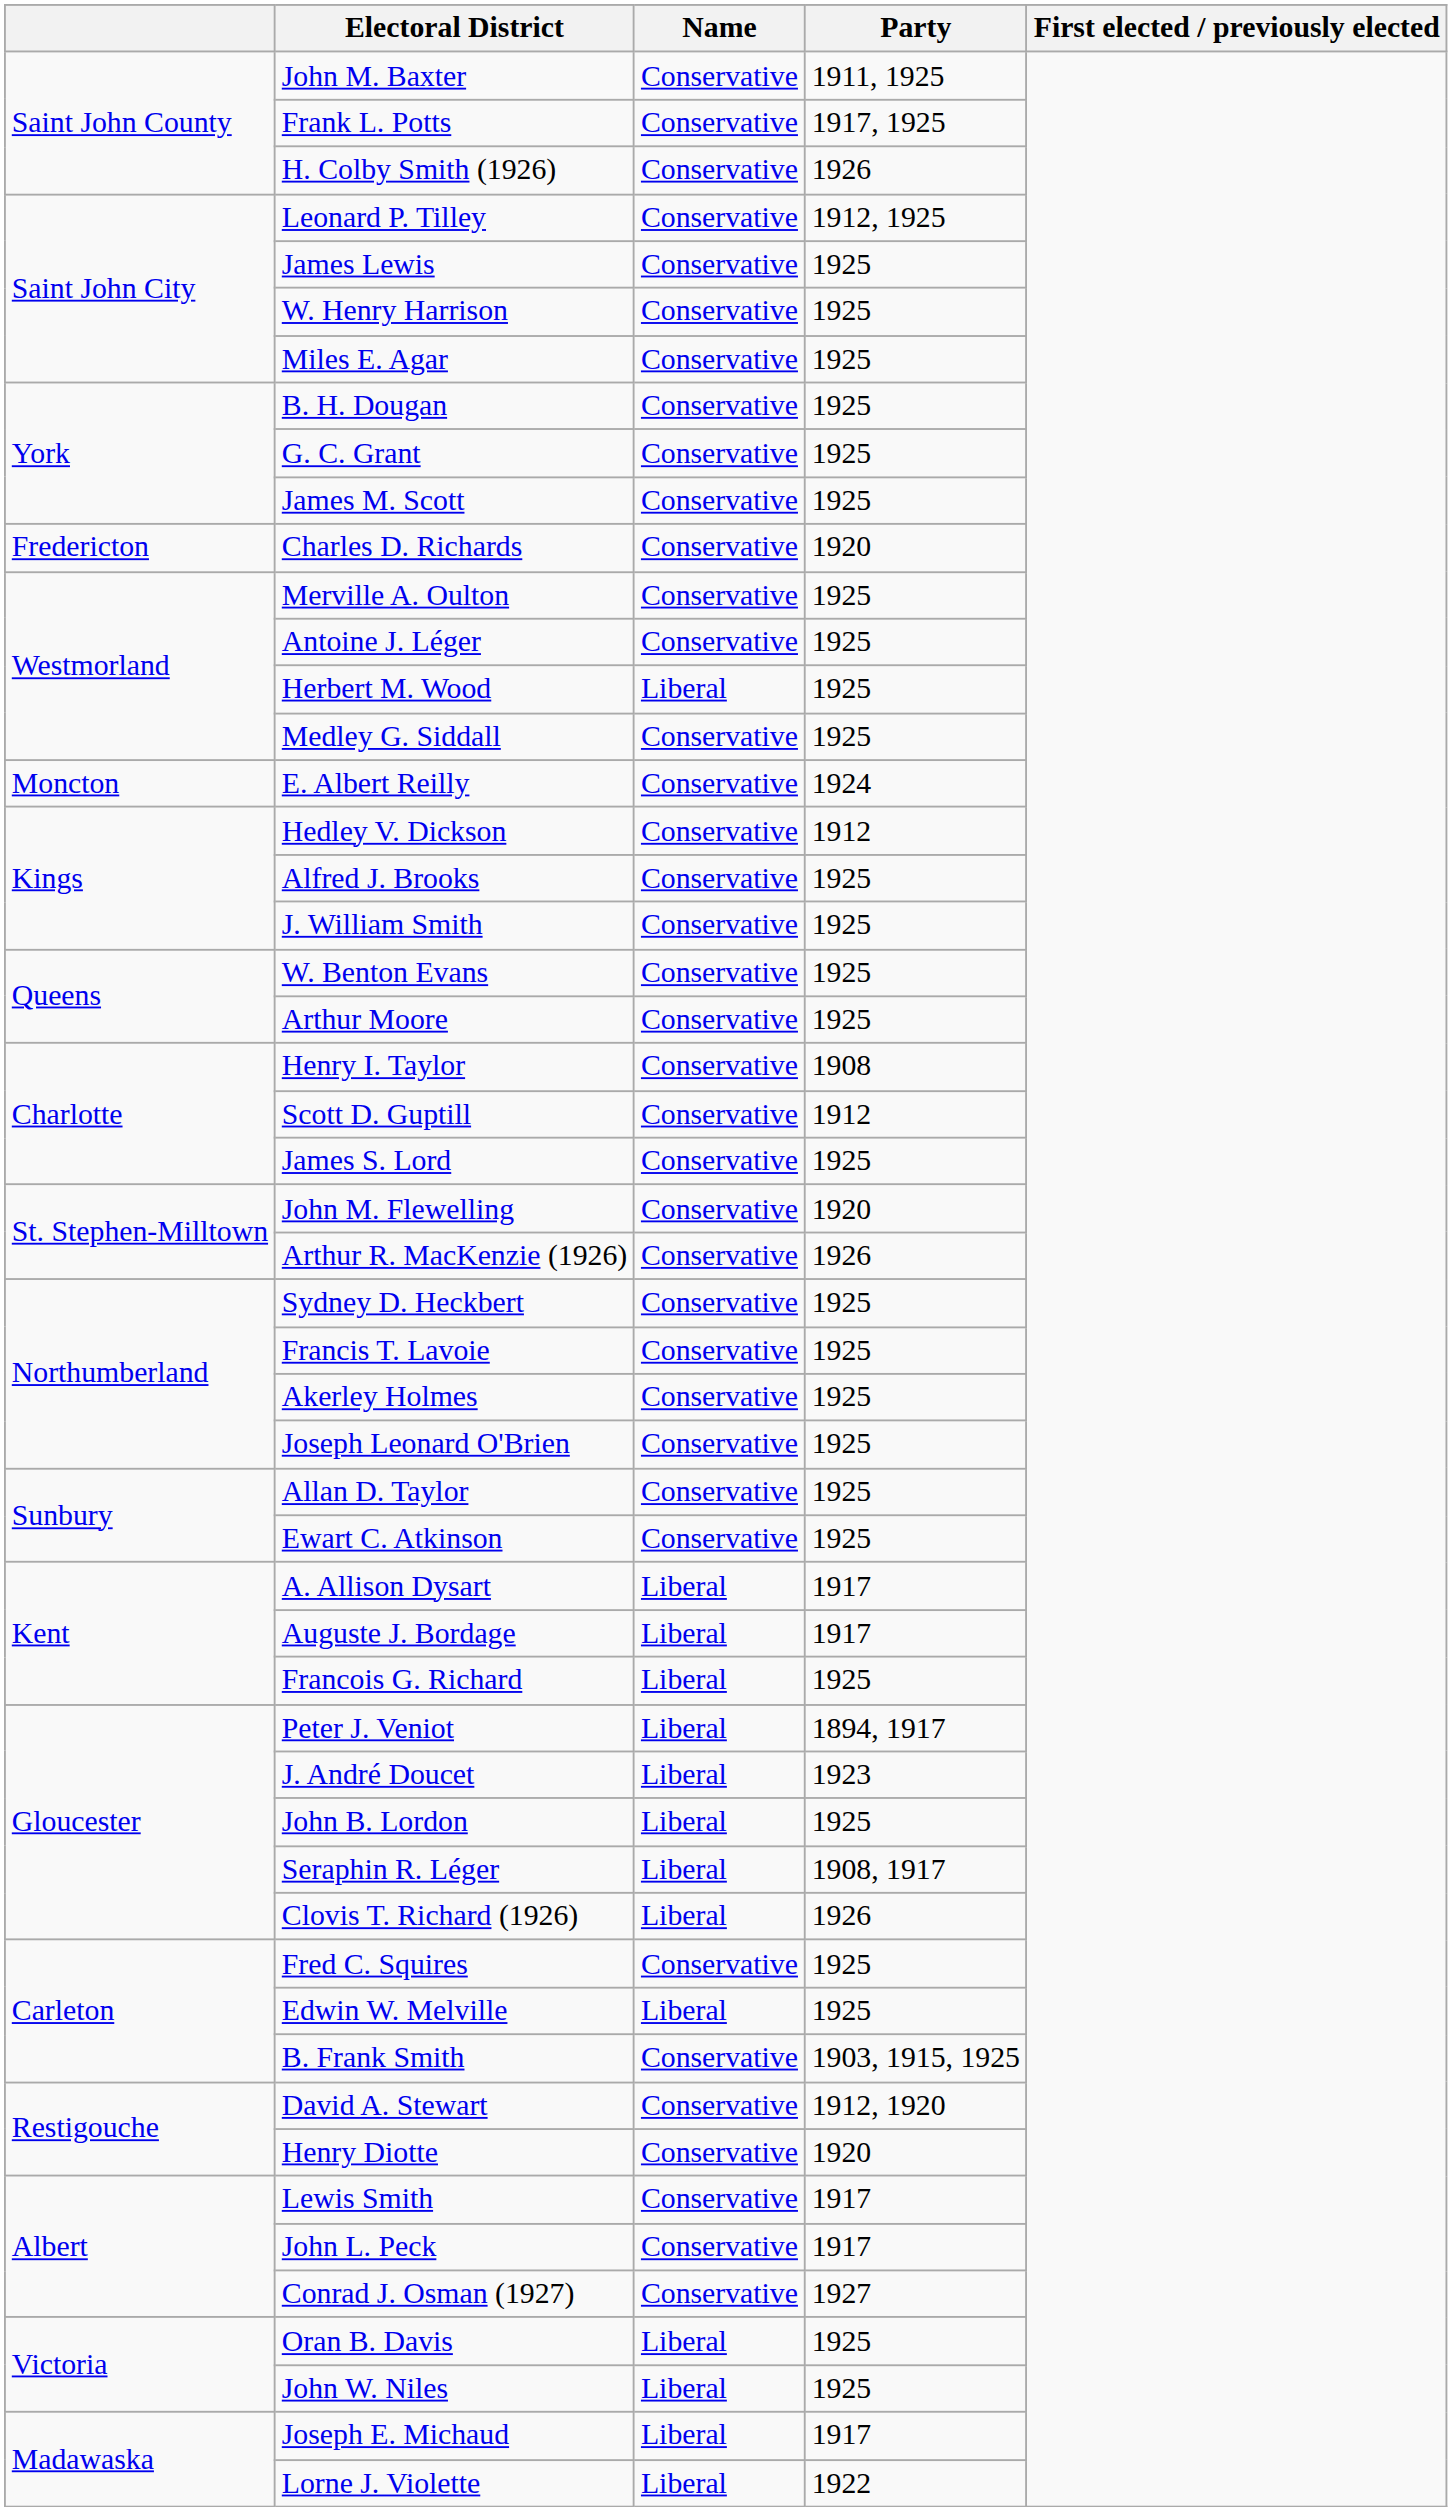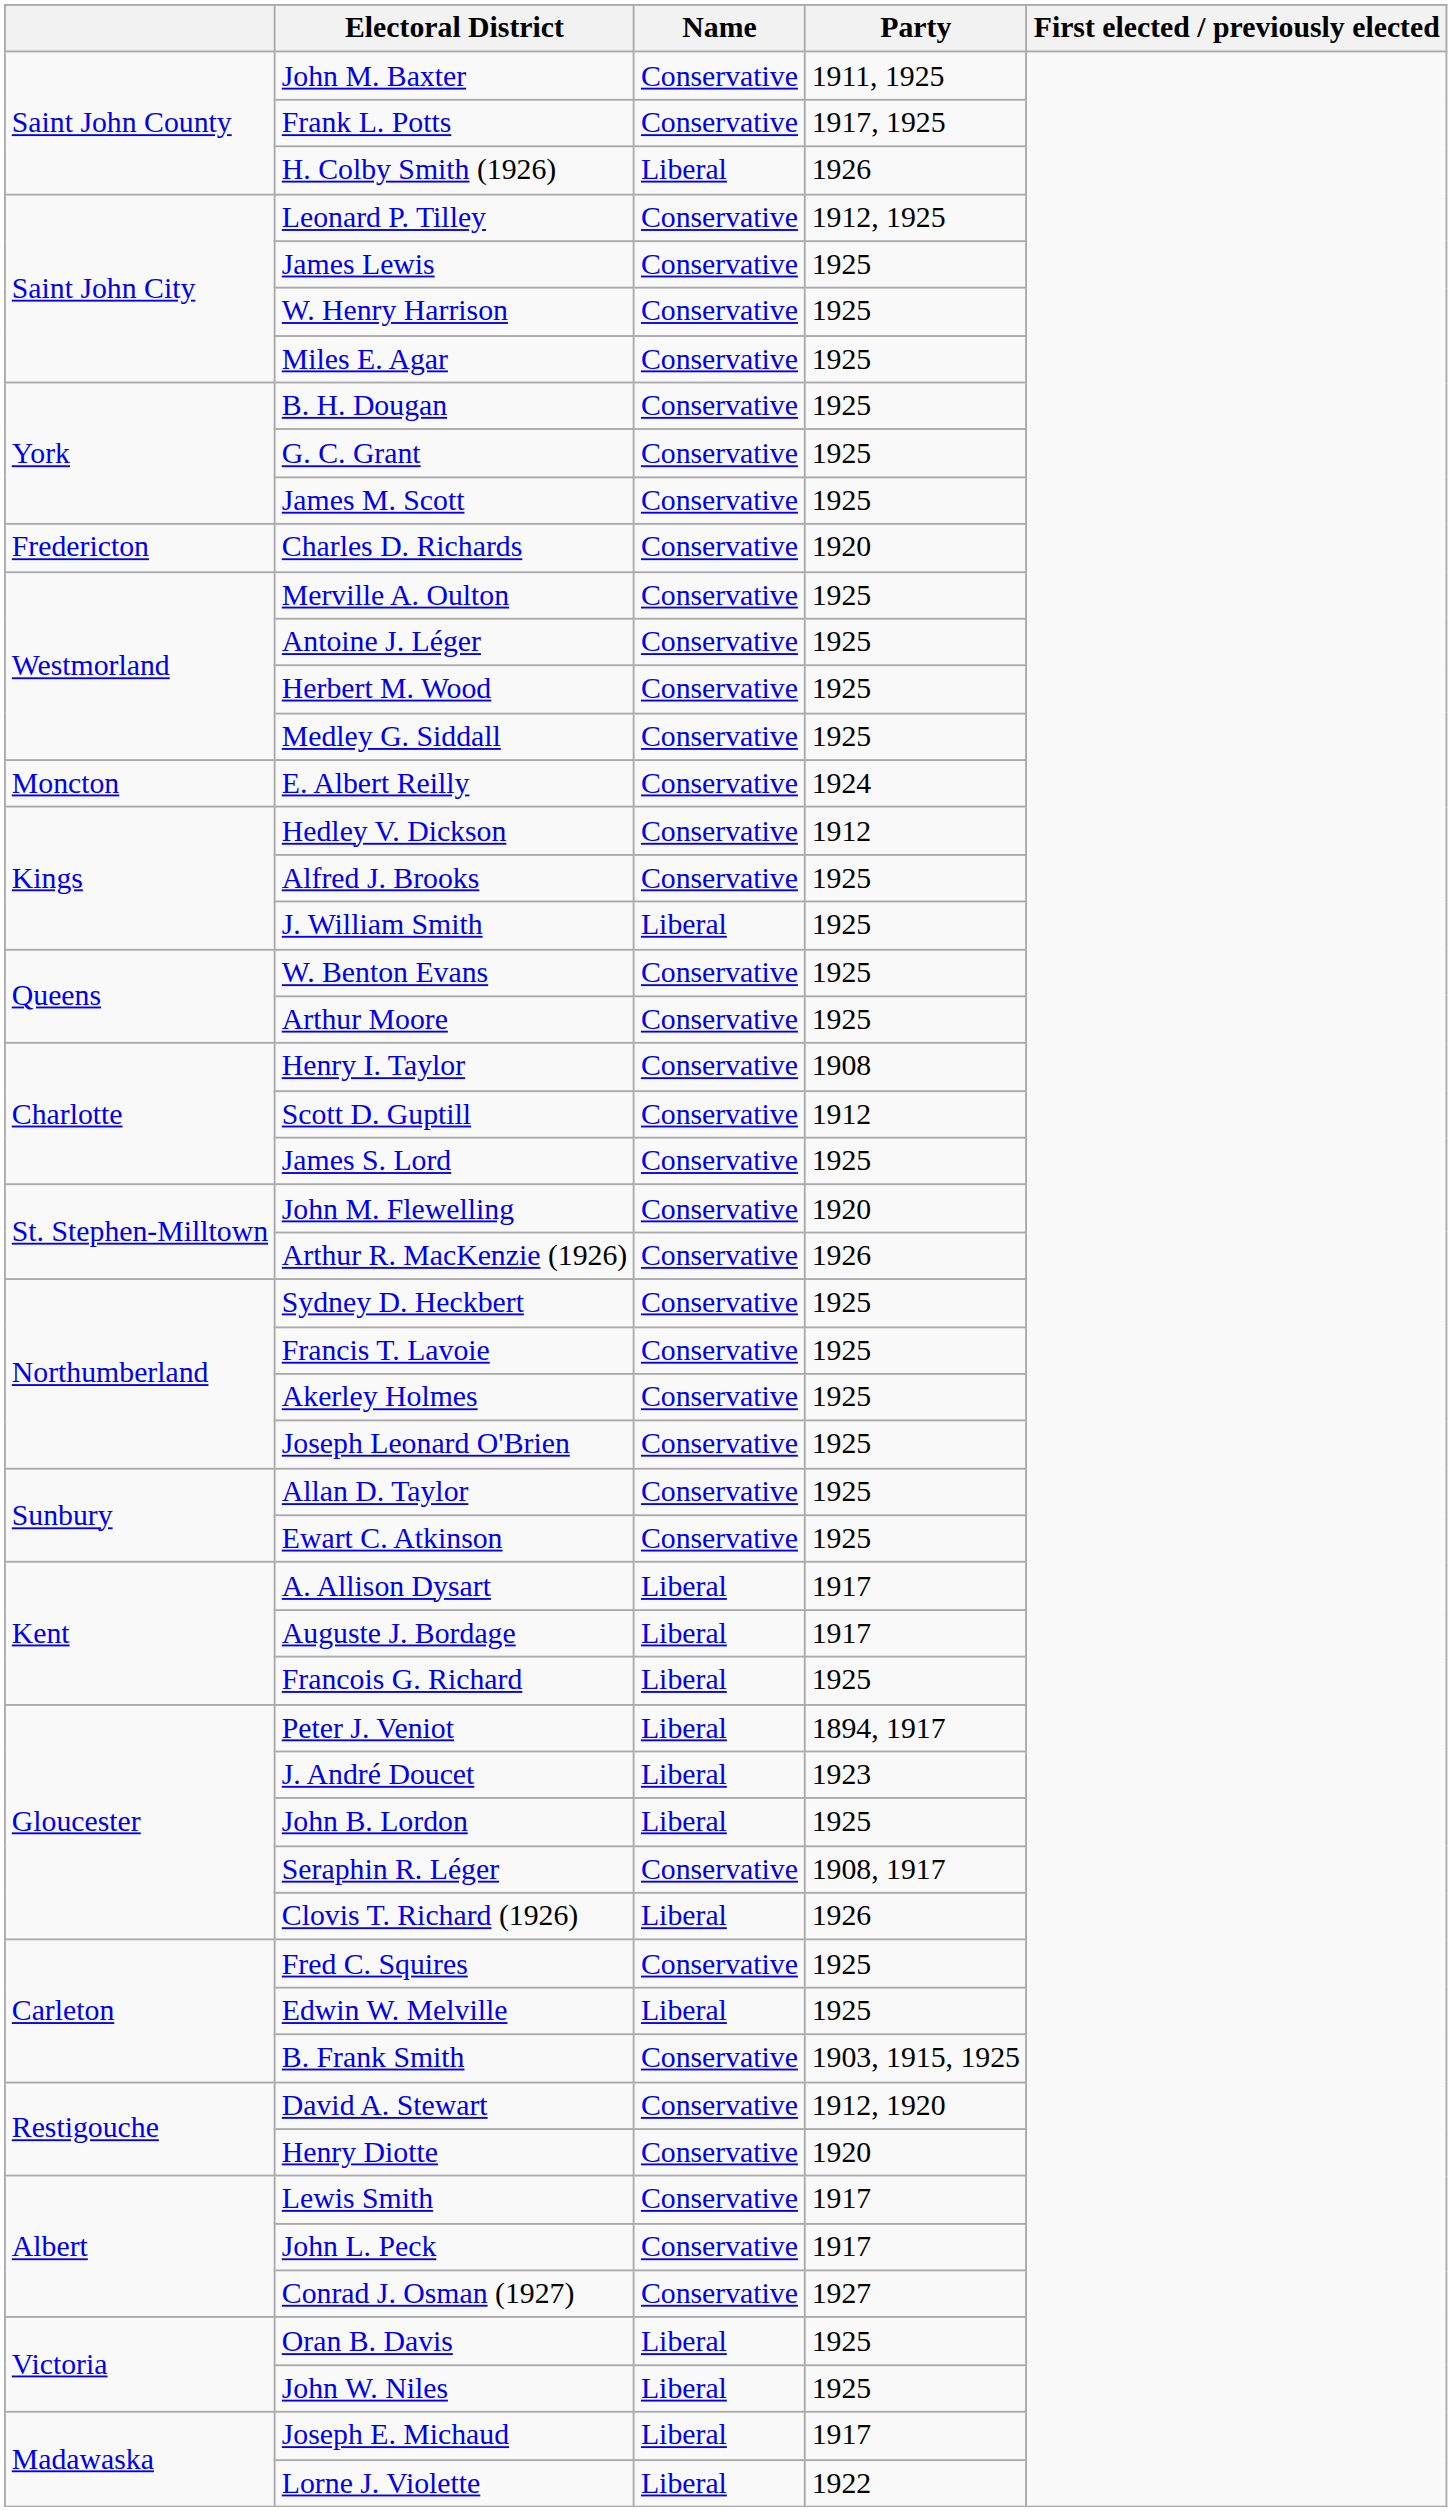(719, 169) Conservative -> (684, 169) Liberal
(684, 688) Liberal -> (719, 688) Conservative
(719, 924) Conservative -> (684, 924) Liberal
(684, 1868) Liberal -> (719, 1868) Conservative
